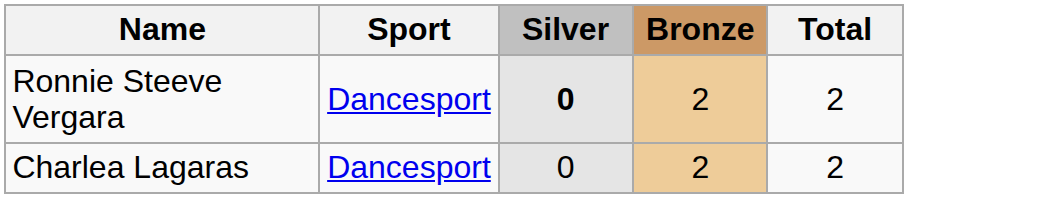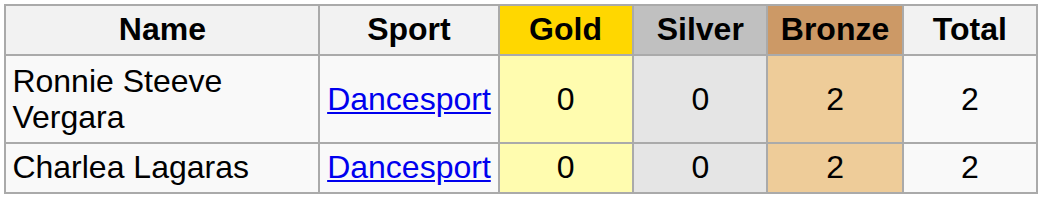+ column: (566, 29)
(566, 98) bold -> (700, 98) normal
